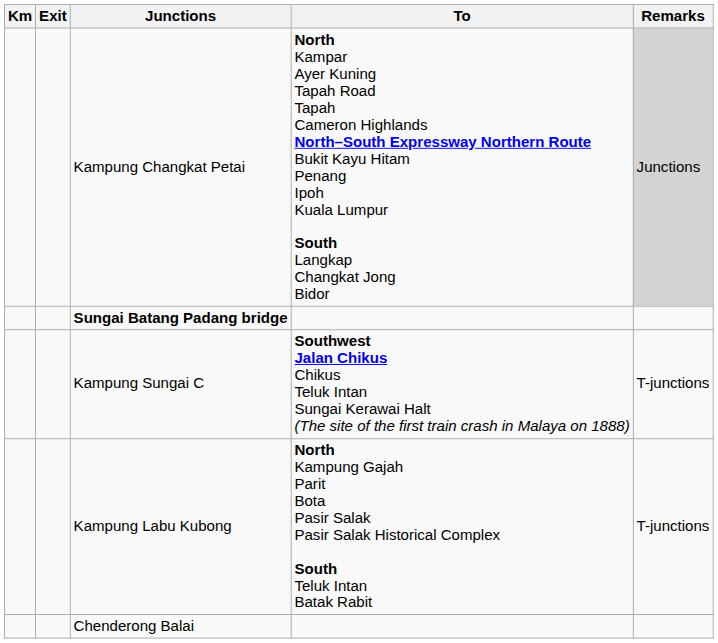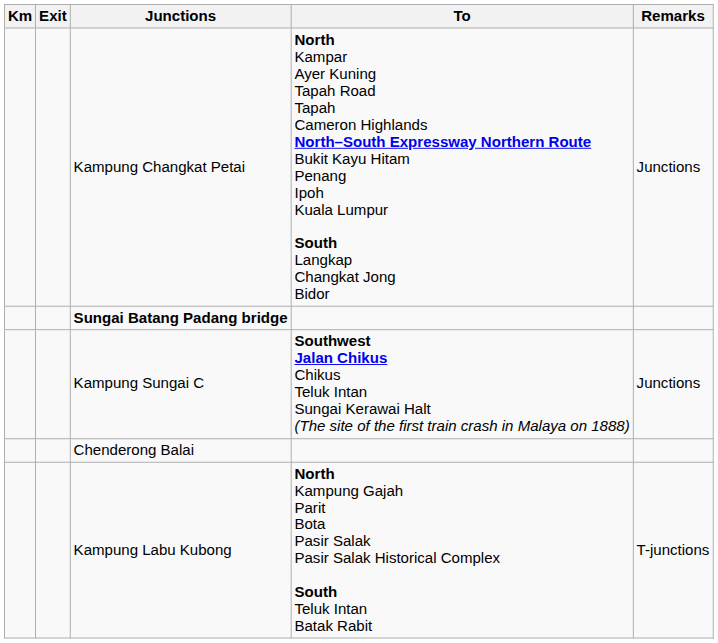(668, 167) lightgrey background -> (668, 167) no background
(673, 384) T-junctions -> (668, 384) Junctions
rows swapped: (134, 626) <-> (153, 526)
